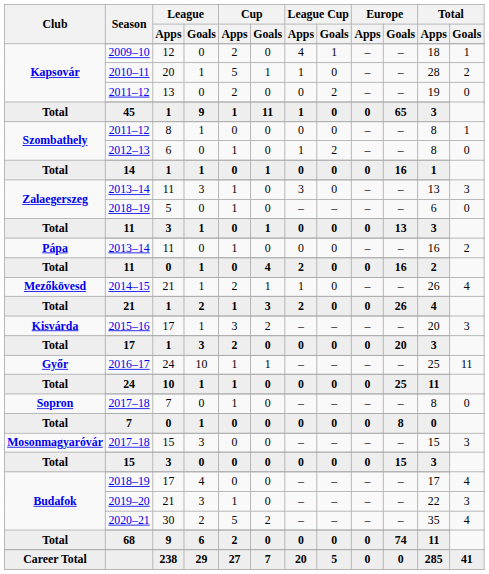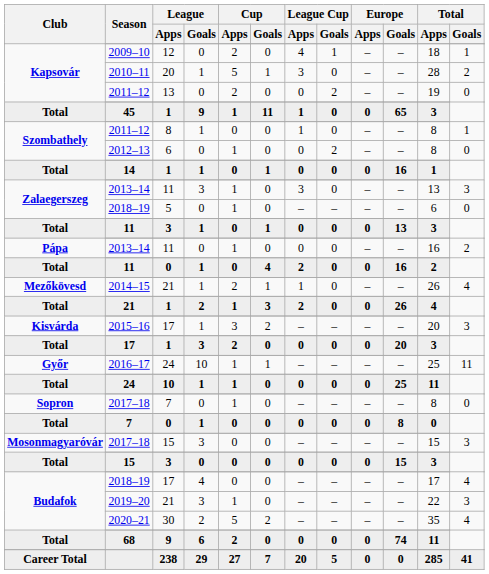(301, 73) 1 -> (301, 73) 3
(301, 131) 0 -> (301, 131) 1
(301, 150) 1 -> (301, 150) 0
